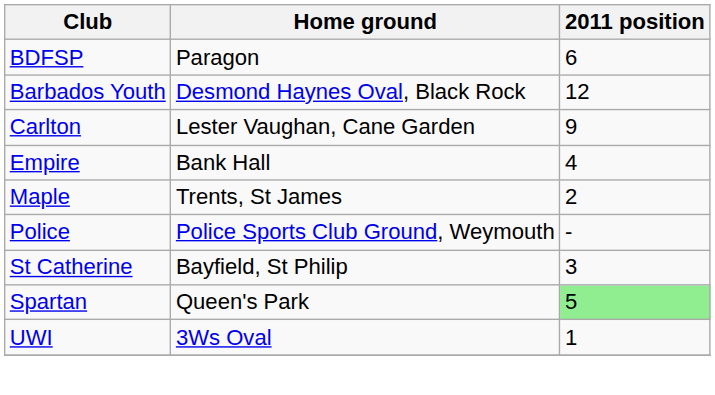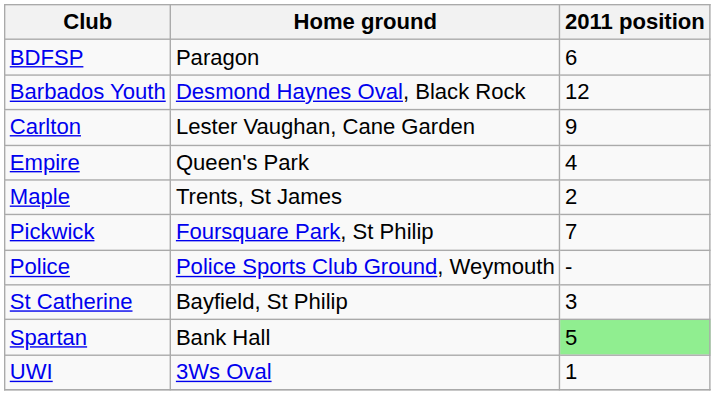(223, 162) Bank Hall -> (242, 162) Queen's Park
+ row: (52, 232)
(242, 302) Queen's Park -> (223, 337) Bank Hall
